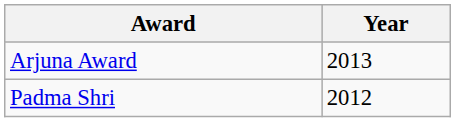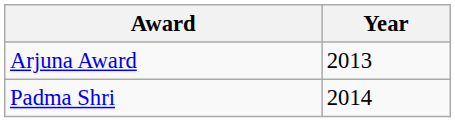(349, 98) 2012 -> (349, 98) 2014
